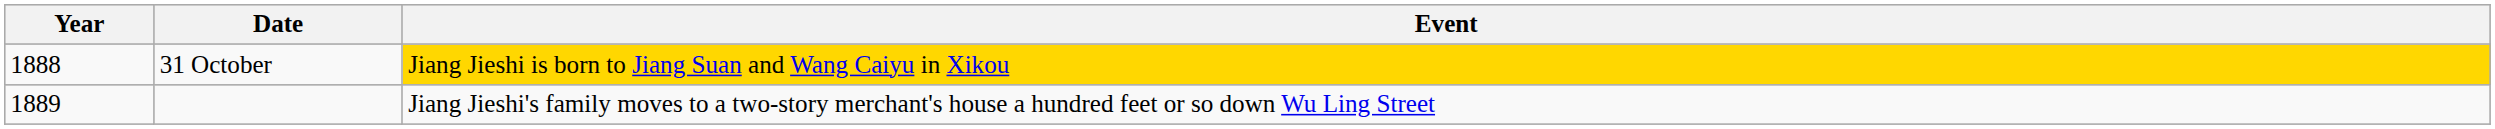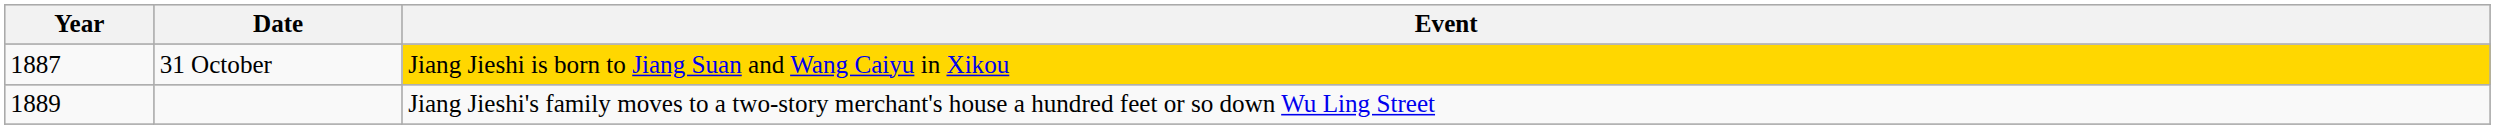(36, 64) 1888 -> (36, 64) 1887
